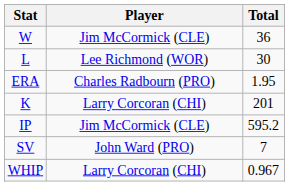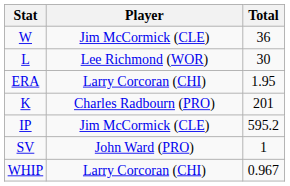(144, 81) Charles Radbourn (PRO) -> (144, 81) Larry Corcoran (CHI)
(144, 103) Larry Corcoran (CHI) -> (144, 103) Charles Radbourn (PRO)
(263, 147) 7 -> (263, 147) 1
